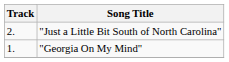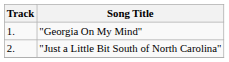rows swapped: (91, 49) <-> (130, 31)
